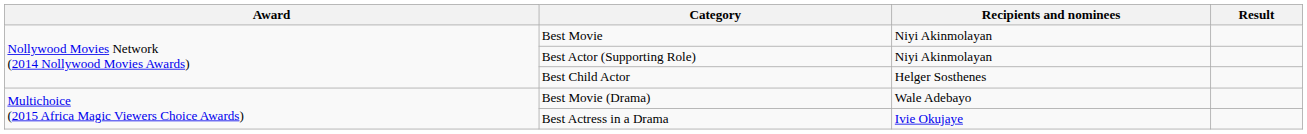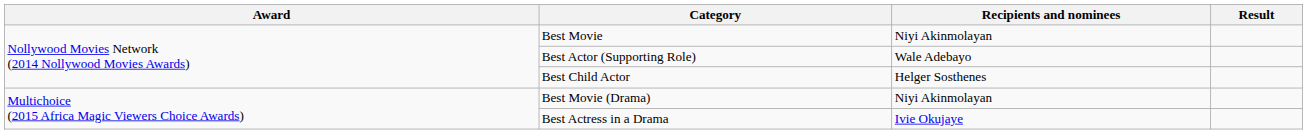(943, 56) Niyi Akinmolayan -> (933, 56) Wale Adebayo
(933, 98) Wale Adebayo -> (943, 98) Niyi Akinmolayan
